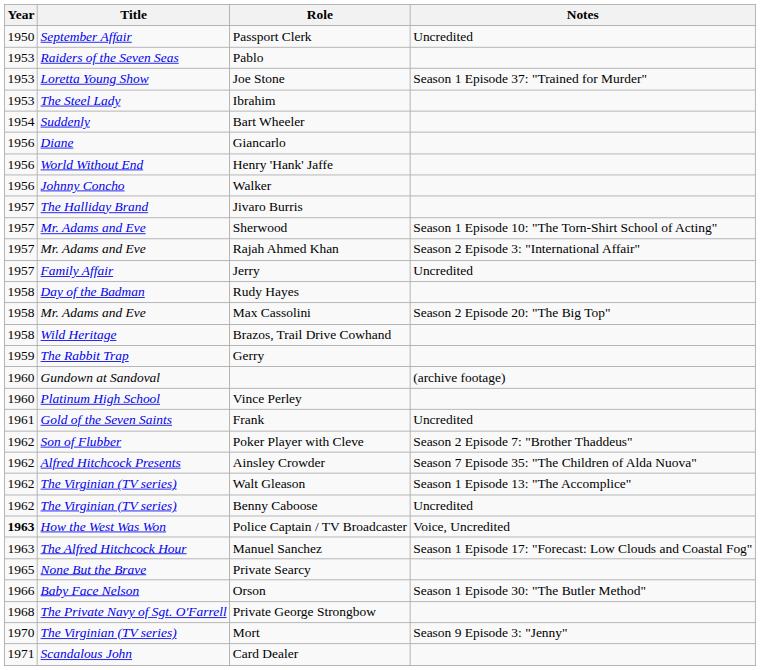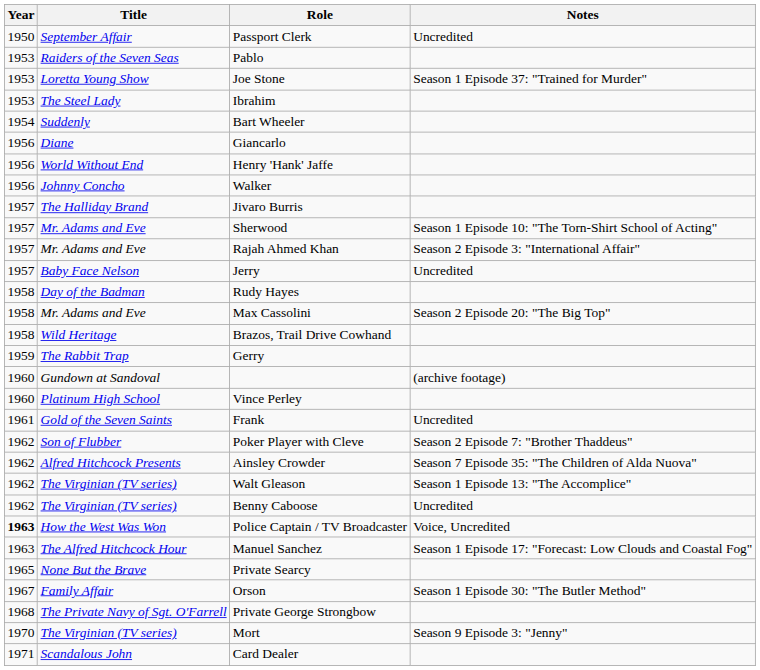(77, 270) Family Affair -> (90, 270) Baby Face Nelson
(21, 590) 1966 -> (21, 590) 1967
(90, 590) Baby Face Nelson -> (77, 590) Family Affair
